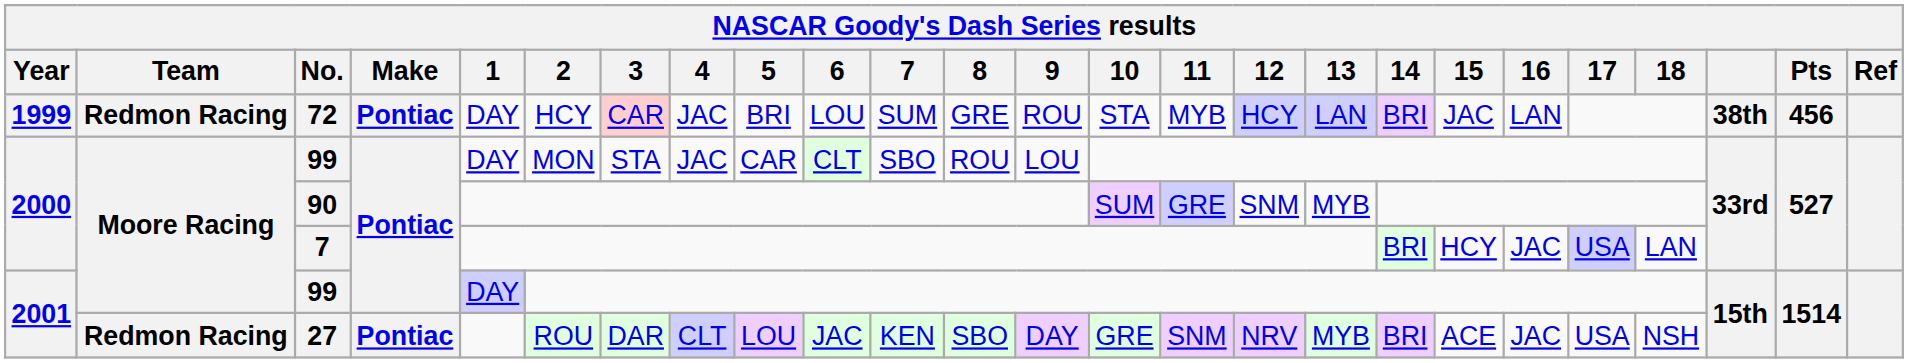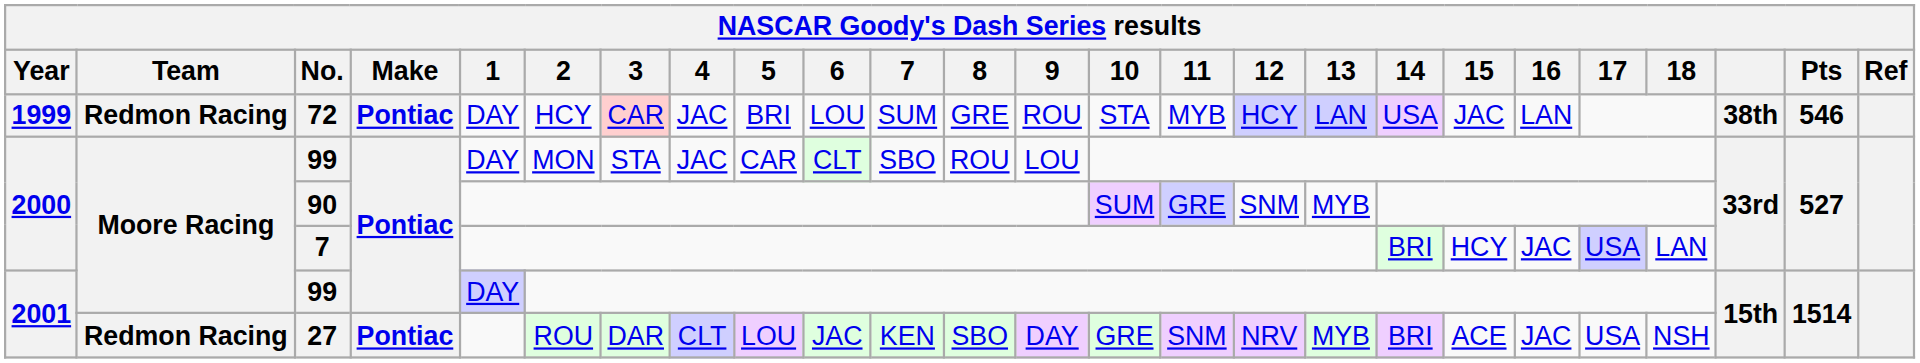(1405, 115) BRI -> (1410, 115) USA
(1811, 115) 456 -> (1822, 115) 546
